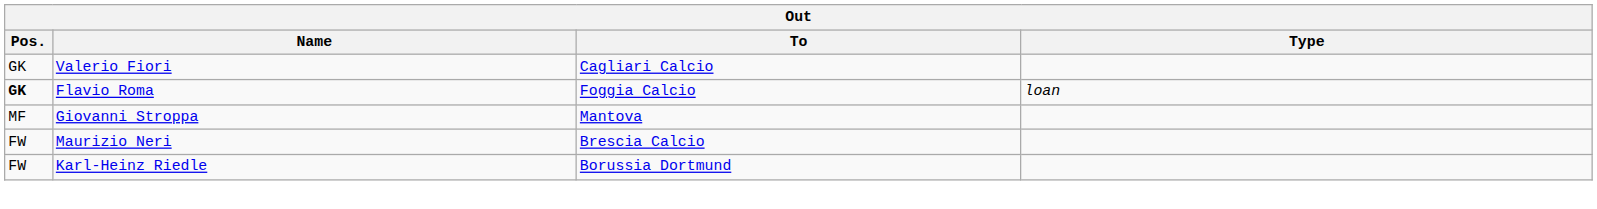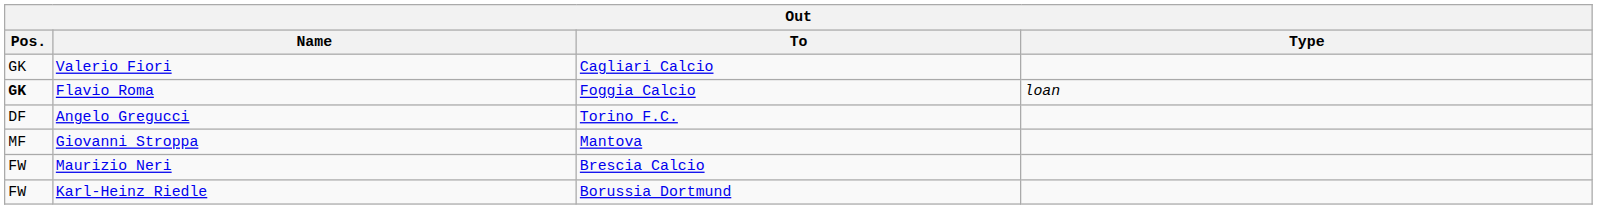+ row: (123, 117)
